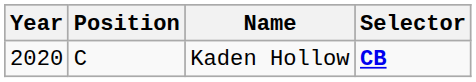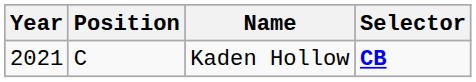(37, 59) 2020 -> (37, 59) 2021
